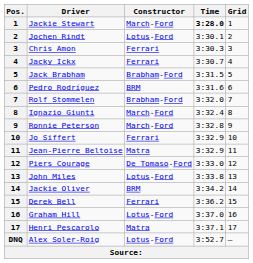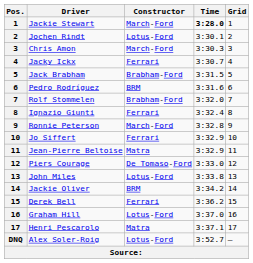(143, 49) Ferrari -> (150, 49) March-Ford
(150, 112) March-Ford -> (143, 112) Ferrari
